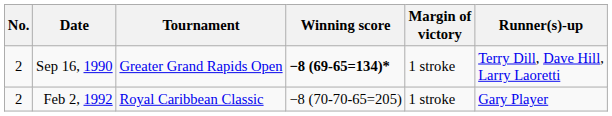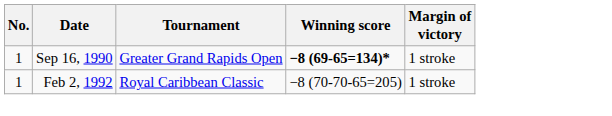- column: (541, 25)
(19, 66) 2 -> (19, 58) 1
(19, 99) 2 -> (19, 82) 1
